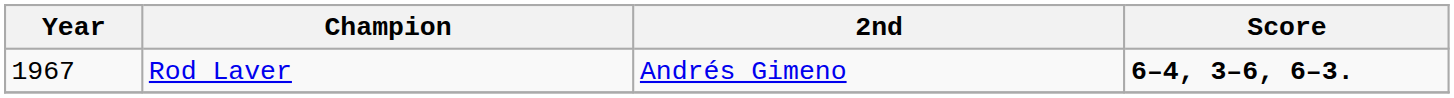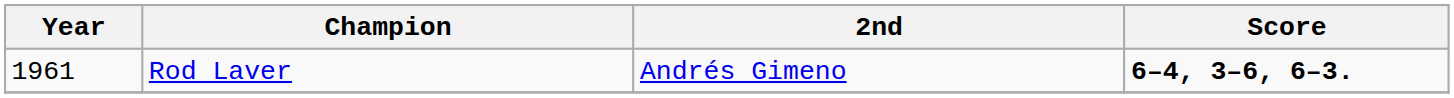(43, 71) 1967 -> (43, 71) 1961
